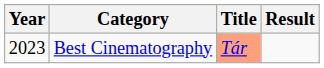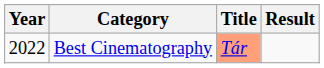(27, 47) 2023 -> (27, 47) 2022
